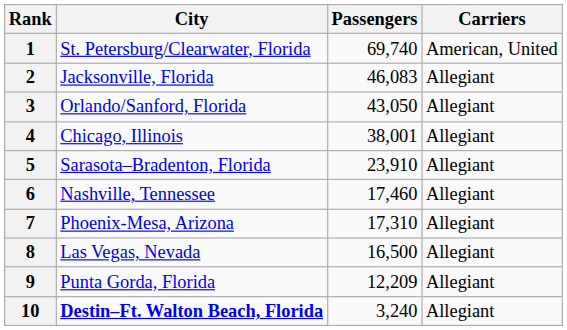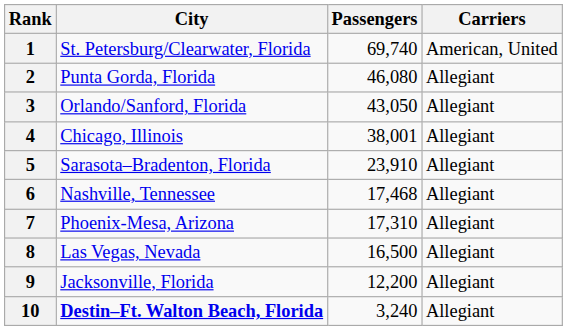(137, 77) Jacksonville, Florida -> (138, 77) Punta Gorda, Florida
(392, 77) 46,083 -> (392, 77) 46,080
(392, 194) 17,460 -> (392, 194) 17,468
(138, 281) Punta Gorda, Florida -> (137, 281) Jacksonville, Florida
(392, 281) 12,209 -> (392, 281) 12,200
